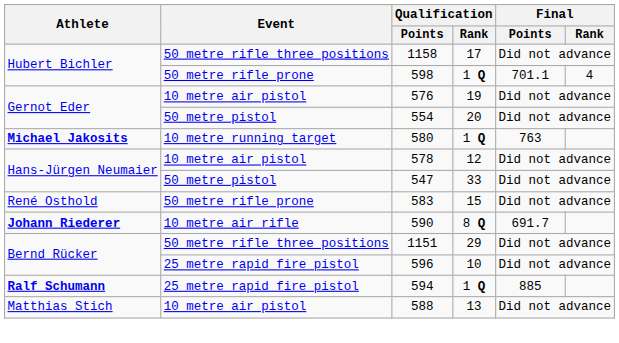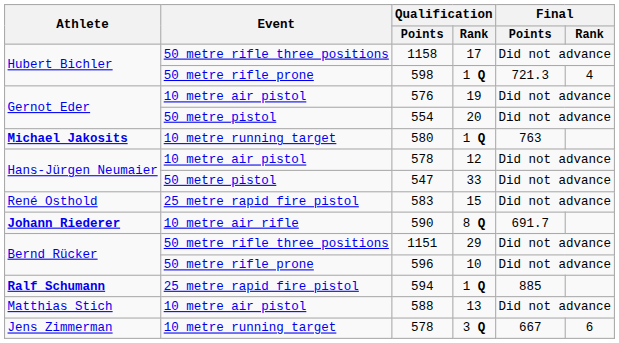(530, 75) 701.1 -> (530, 75) 721.3
(239, 202) 50 metre rifle prone -> (261, 202) 25 metre rapid fire pistol
(261, 265) 25 metre rapid fire pistol -> (239, 265) 50 metre rifle prone
+ row: (422, 328)
